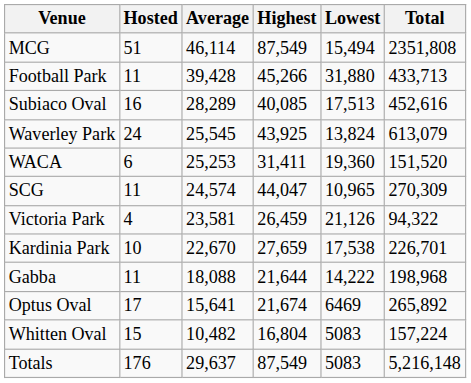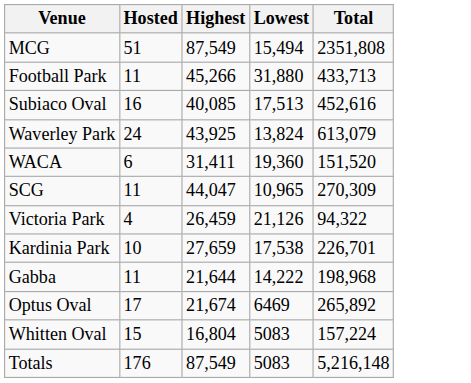- column: (218, 18)
